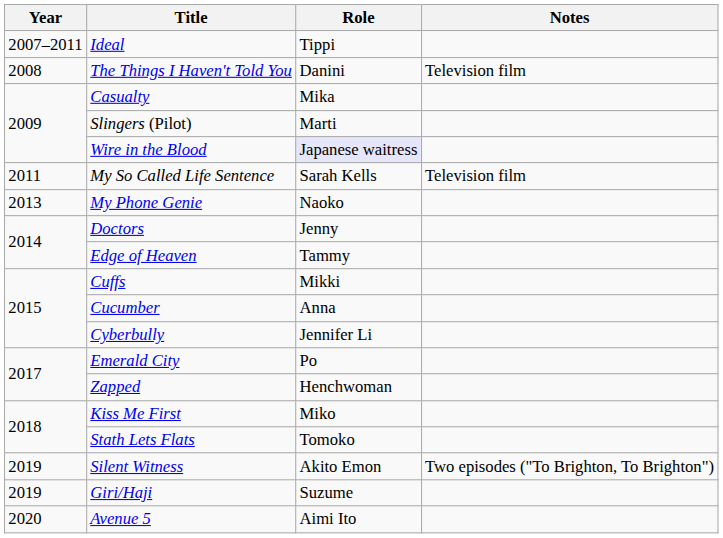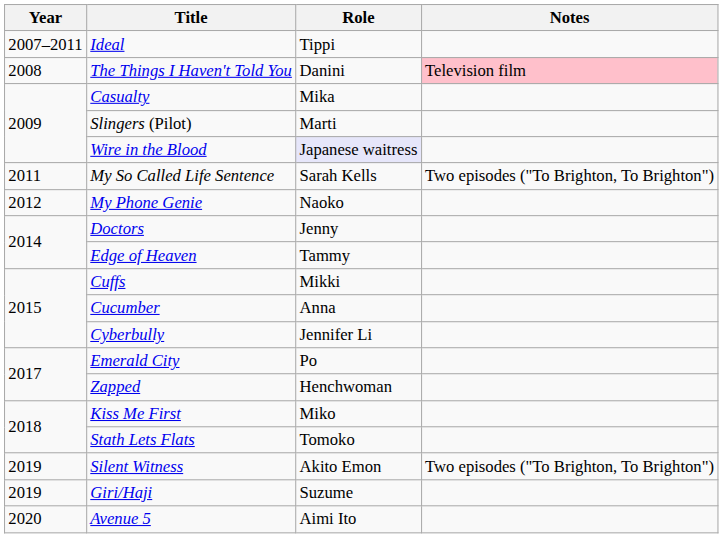(476, 70) no background -> (476, 70) pink background
(476, 176) Television film -> (570, 176) Two episodes ("To Brighton, To Brighton")
(25, 202) 2013 -> (25, 202) 2012
